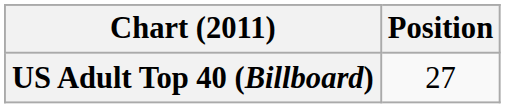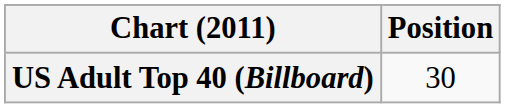(440, 77) 27 -> (440, 77) 30
